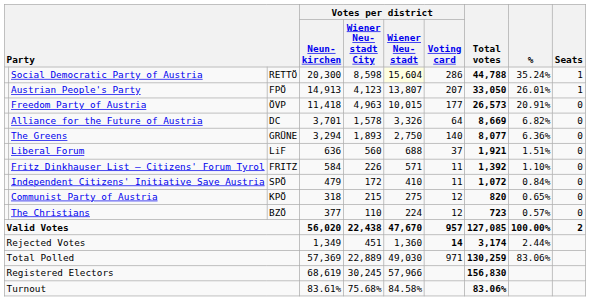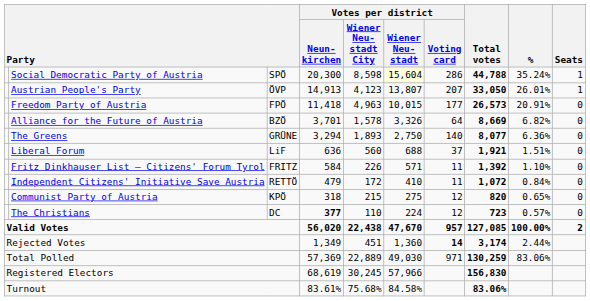(283, 75) RETTÖ -> (278, 75) SPÖ
(278, 90) FPÖ -> (278, 90) ÖVP
(278, 105) ÖVP -> (278, 105) FPÖ
(275, 121) DC -> (278, 121) BZÖ
(278, 182) SPÖ -> (283, 182) RETTÖ
(278, 212) BZÖ -> (275, 212) DC
(333, 212) normal -> (333, 212) bold
